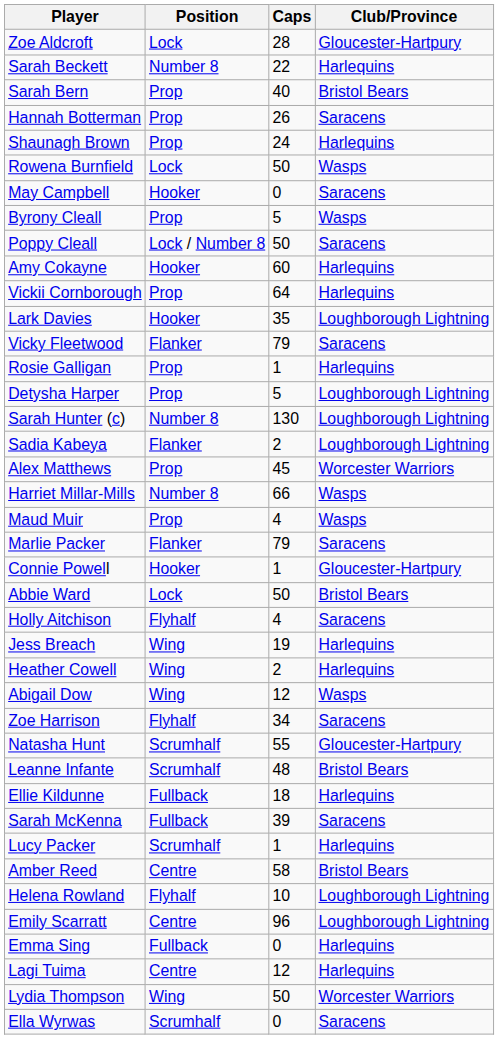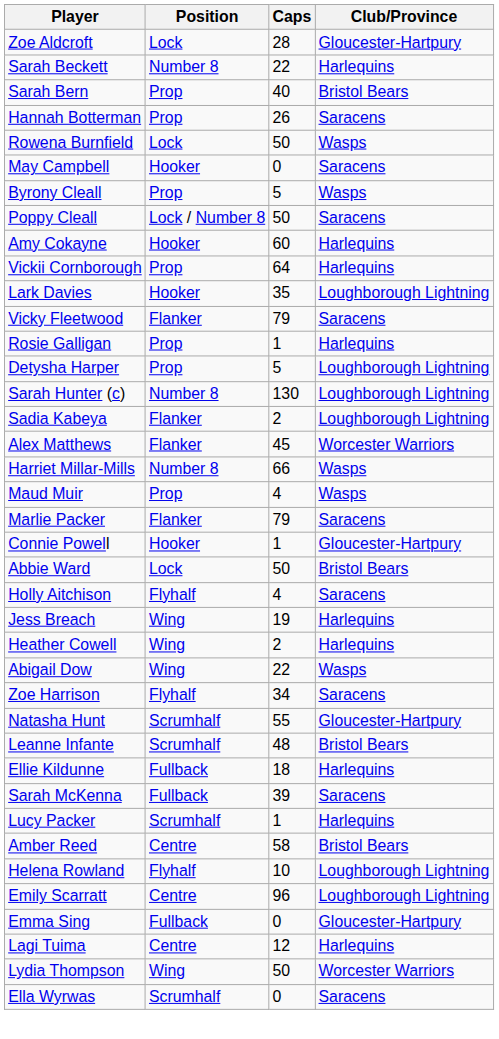- row: (69, 142)
(166, 469) Prop -> (175, 444) Flanker
(281, 695) 12 -> (281, 670) 22
(356, 946) Harlequins -> (390, 921) Gloucester-Hartpury
